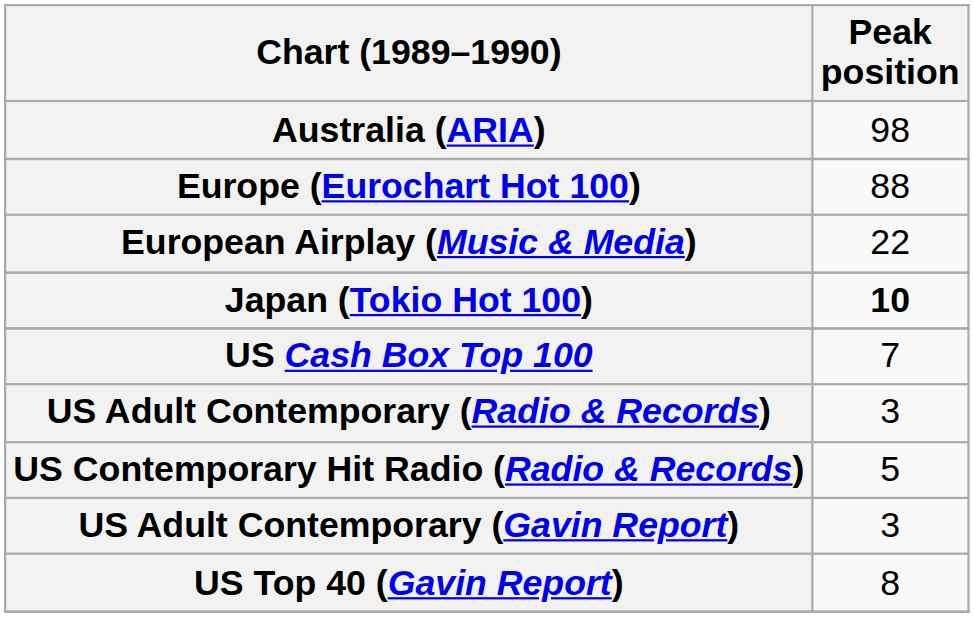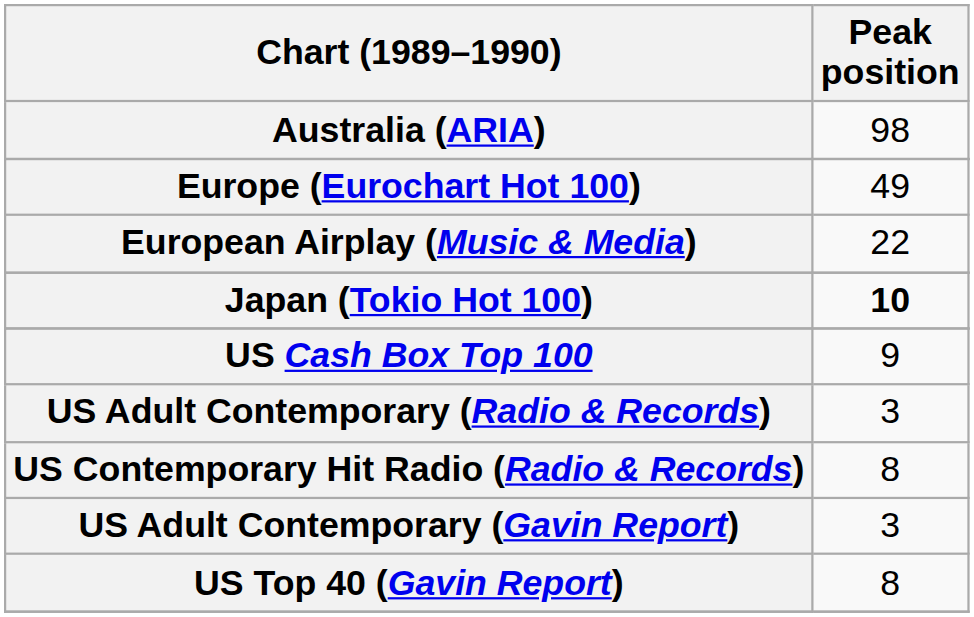(890, 186) 88 -> (890, 186) 49
(890, 355) 7 -> (890, 355) 9
(890, 469) 5 -> (890, 469) 8
